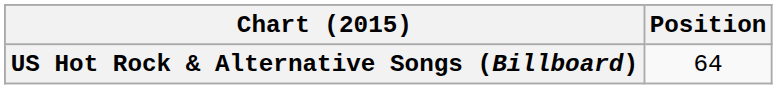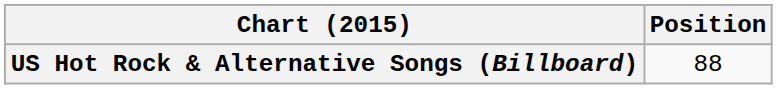(708, 64) 64 -> (708, 64) 88
